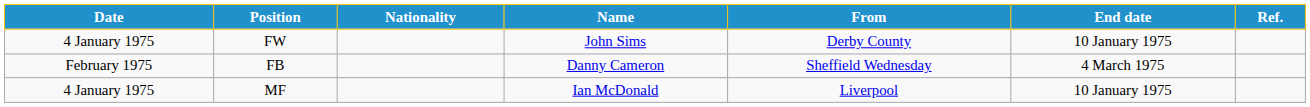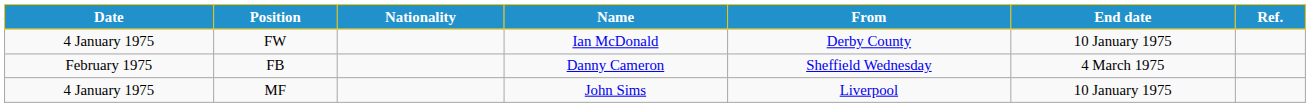(615, 41) John Sims -> (615, 41) Ian McDonald
(615, 90) Ian McDonald -> (615, 90) John Sims
